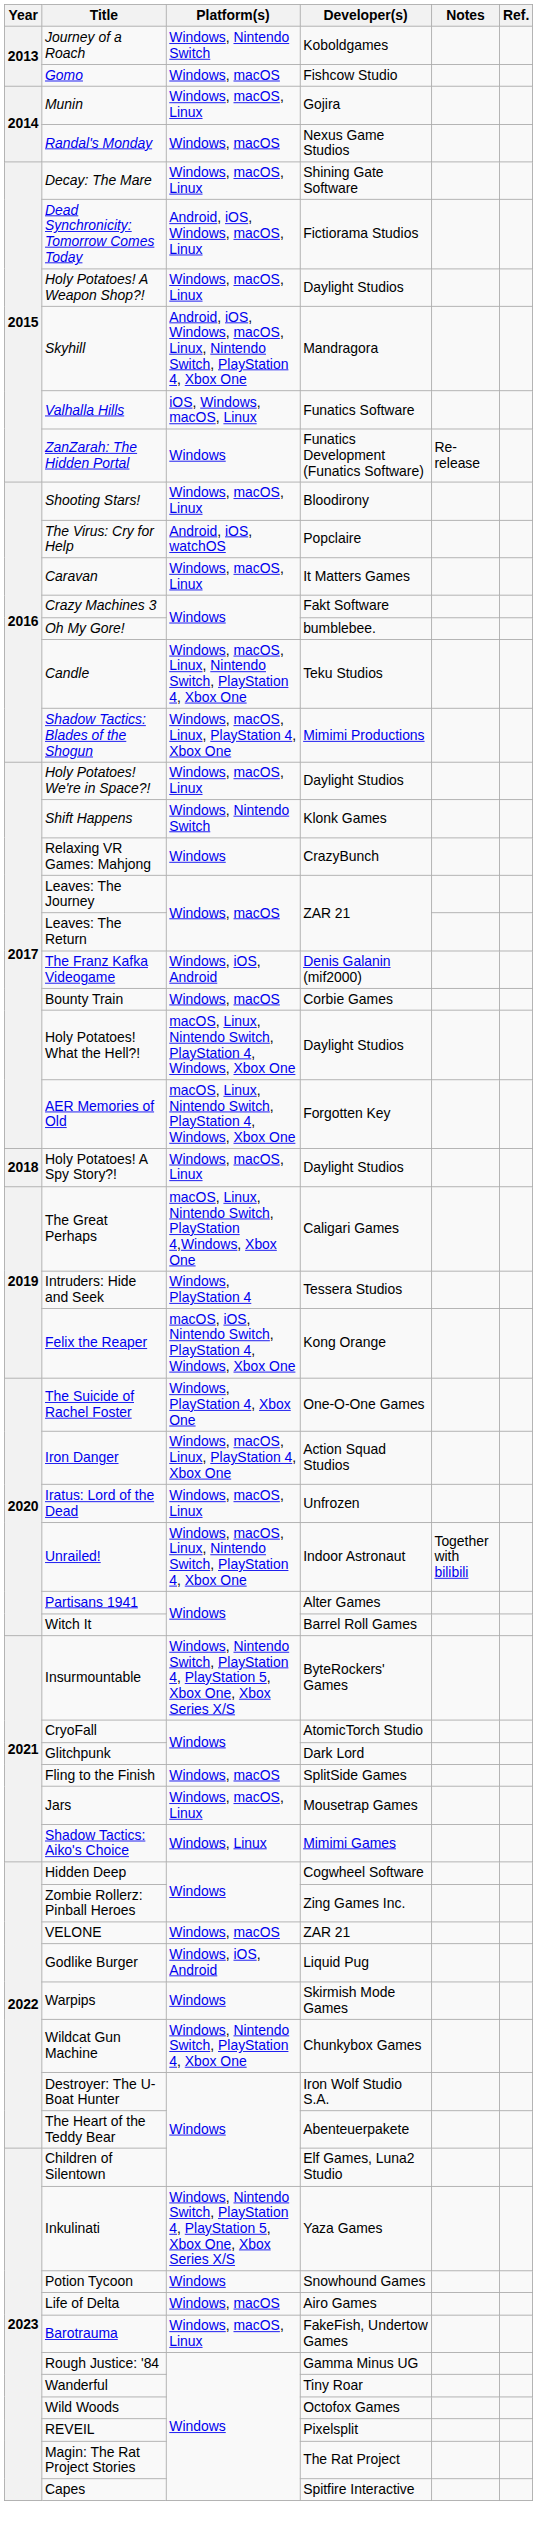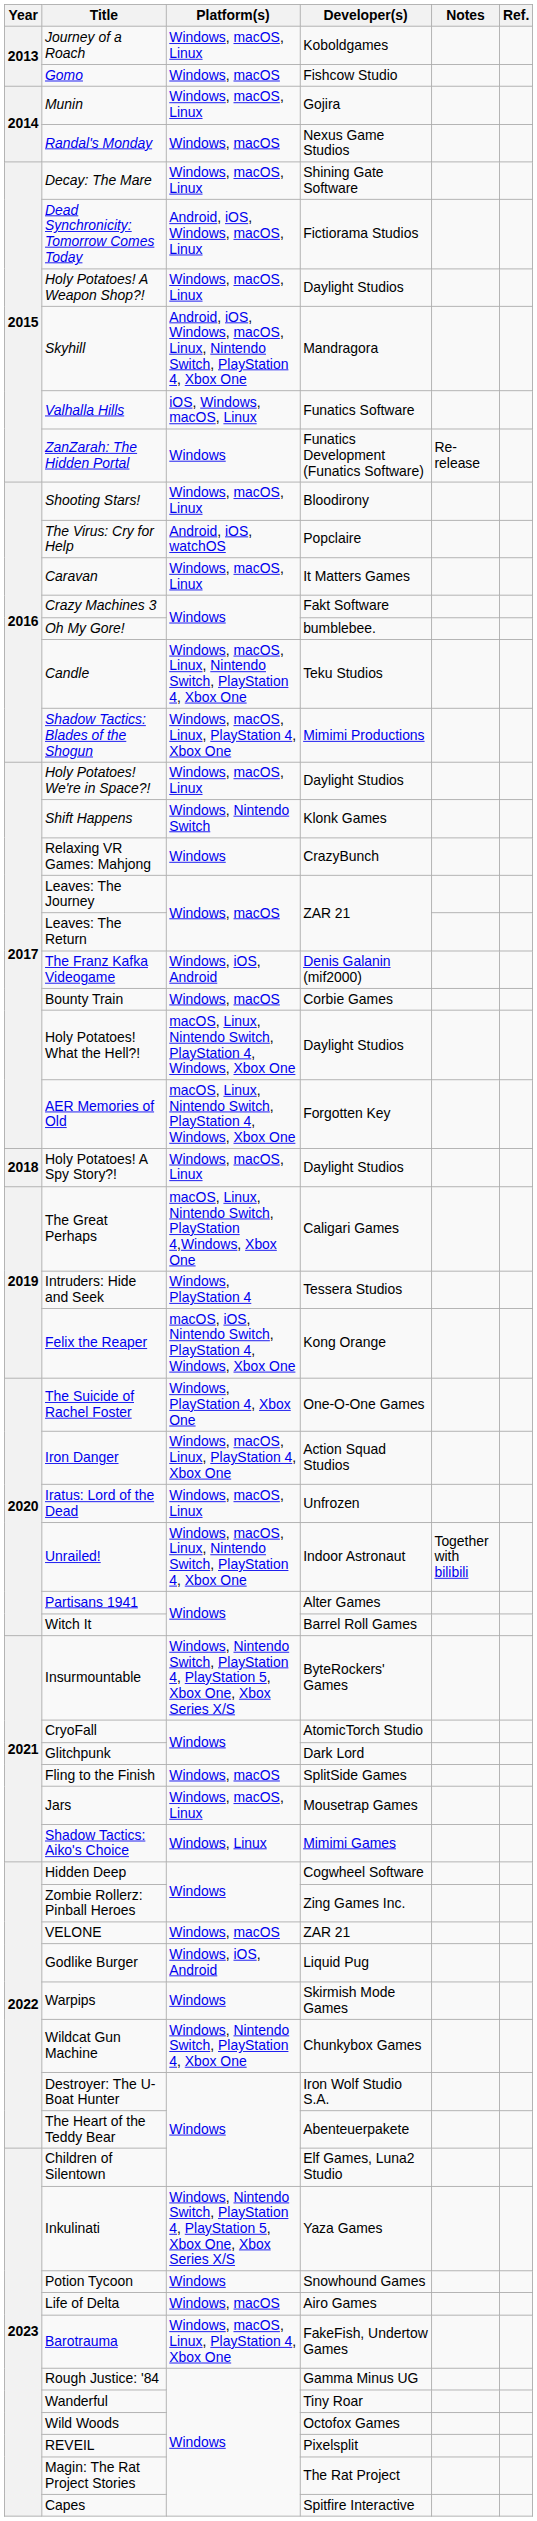(229, 45) Windows, Nintendo Switch -> (227, 45) Windows, macOS, Linux
(227, 2333) Windows, macOS, Linux -> (233, 2341) Windows, macOS, Linux, PlayStation 4, Xbox One
